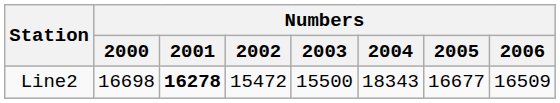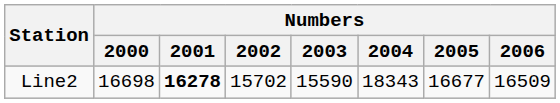(258, 82) 15472 -> (258, 82) 15702
(324, 82) 15500 -> (324, 82) 15590
